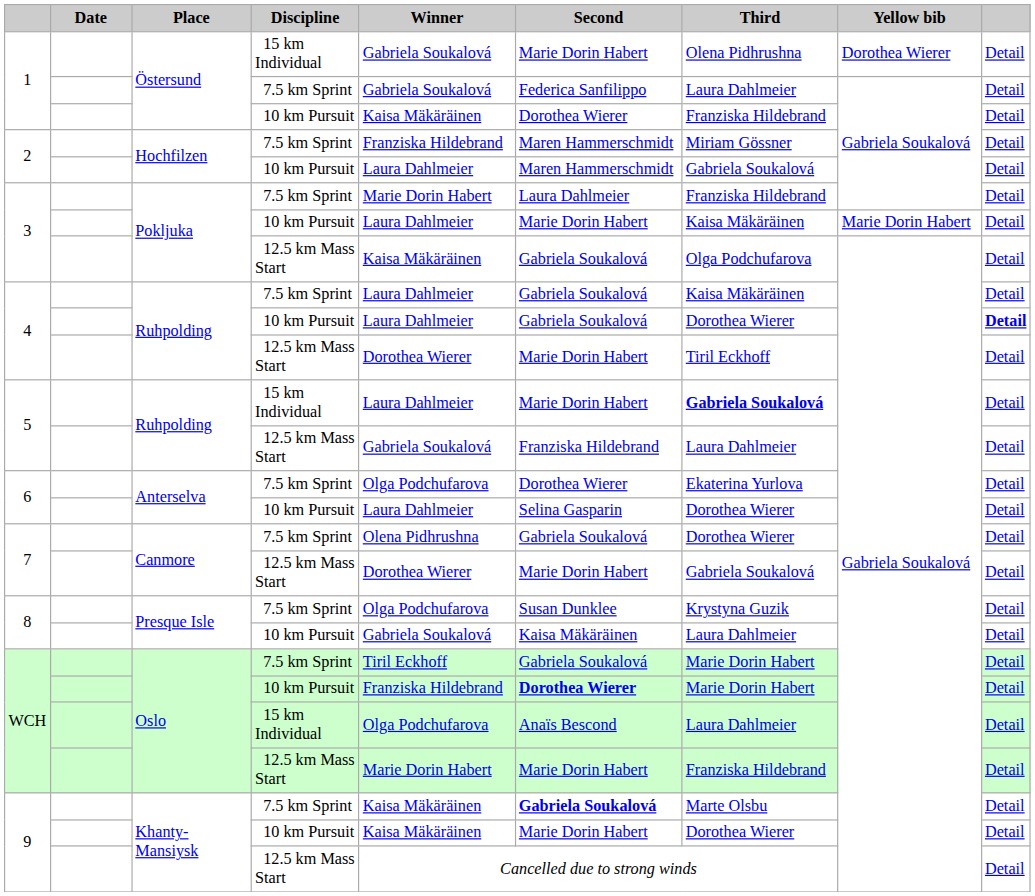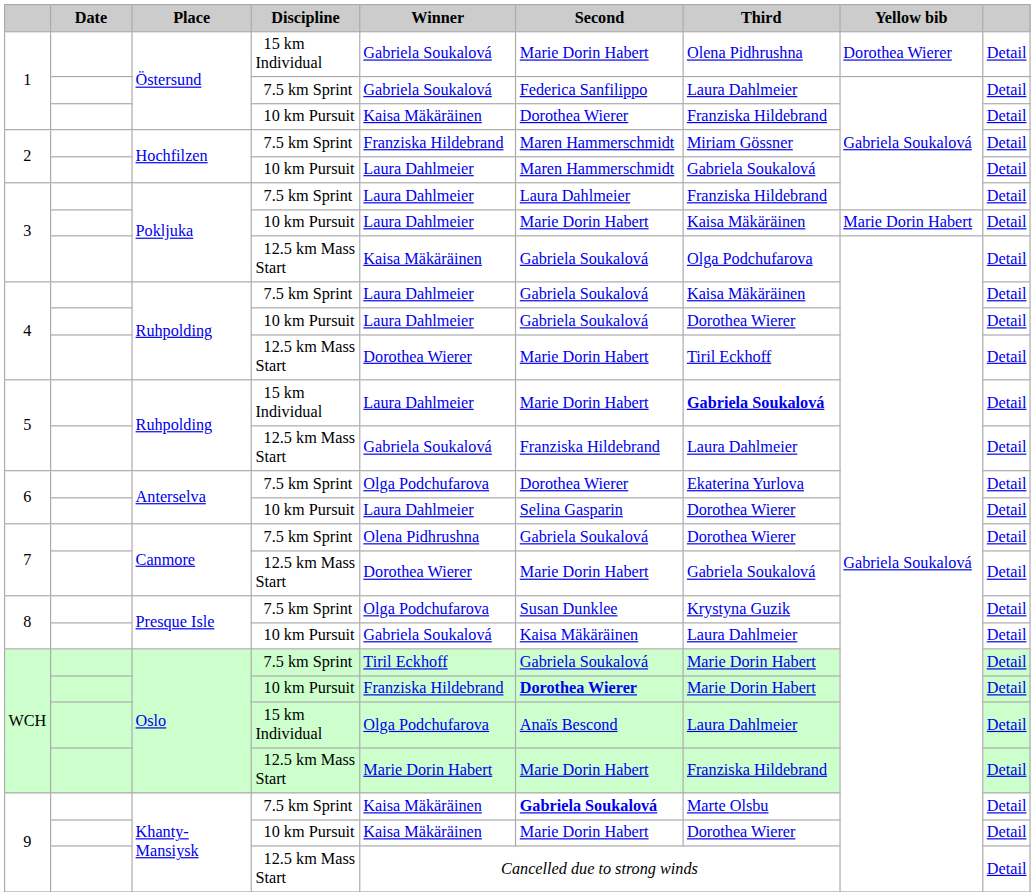(427, 195) Marie Dorin Habert -> (419, 195) Laura Dahlmeier
(1006, 320) bold -> (1007, 320) normal
